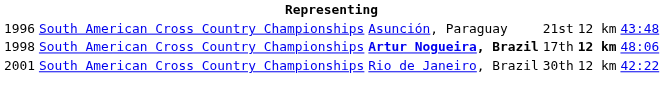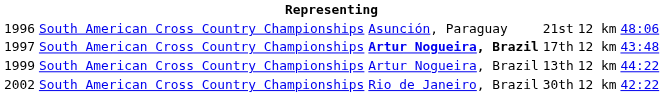(640, 28) 43:48 -> (640, 28) 48:06
(19, 47) 1998 -> (19, 47) 1997
(597, 47) bold -> (597, 47) normal
(640, 47) 48:06 -> (640, 47) 43:48
+ row: (558, 66)
(19, 66) 2001 -> (19, 85) 2002
